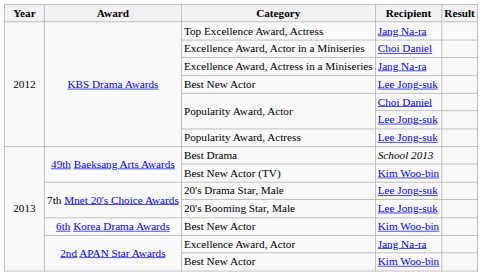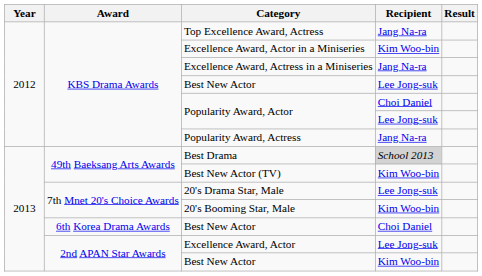(405, 48) Choi Daniel -> (408, 48) Kim Woo-bin
(408, 137) Lee Jong-suk -> (402, 137) Jang Na-ra
(406, 155) no background -> (406, 155) lightgrey background
(408, 208) Lee Jong-suk -> (408, 208) Kim Woo-bin
(408, 226) Kim Woo-bin -> (405, 226) Choi Daniel
(402, 244) Jang Na-ra -> (408, 244) Lee Jong-suk
